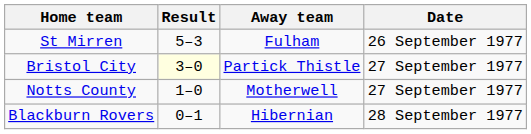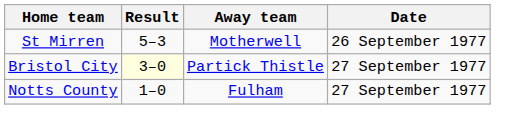(292, 42) Fulham -> (255, 42) Motherwell
(292, 91) Motherwell -> (255, 91) Fulham
- row: (81, 116)
